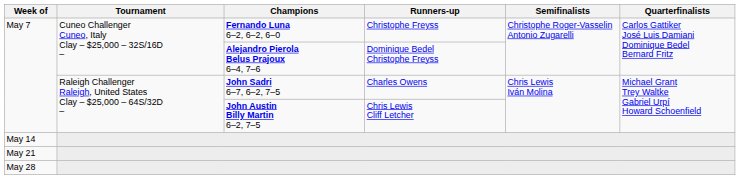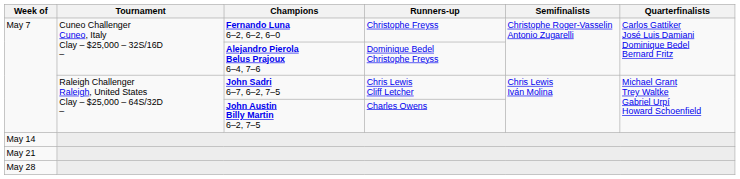(397, 82) Charles Owens -> (390, 87) Chris Lewis Cliff Letcher
(390, 110) Chris Lewis Cliff Letcher -> (397, 106) Charles Owens
